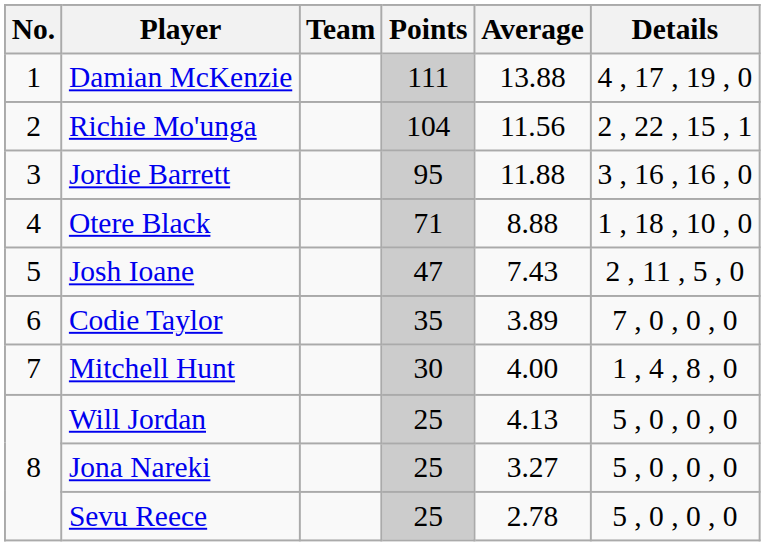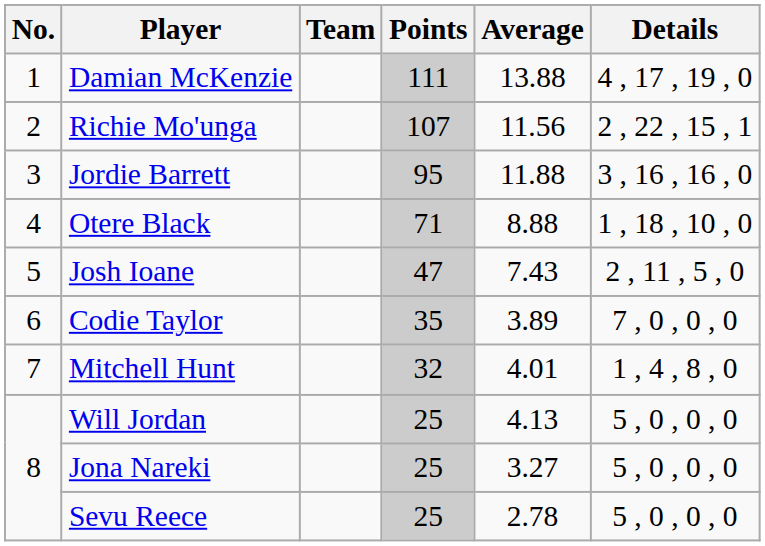(428, 126) 104 -> (428, 126) 107
(428, 369) 30 -> (428, 369) 32
(533, 369) 4.00 -> (533, 369) 4.01
